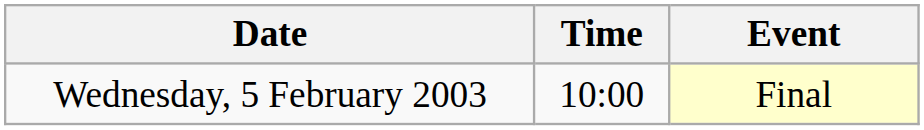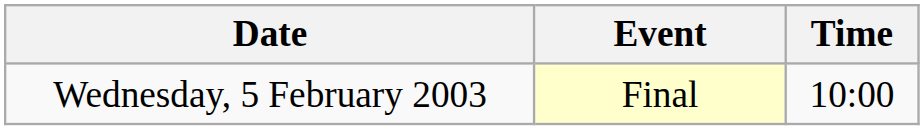columns swapped: (602, 34) <-> (794, 34)
